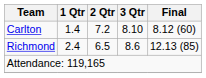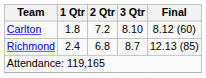(73, 30) 1.4 -> (73, 30) 1.8
(102, 47) 6.5 -> (102, 47) 6.8
(132, 47) 8.6 -> (132, 47) 8.7
